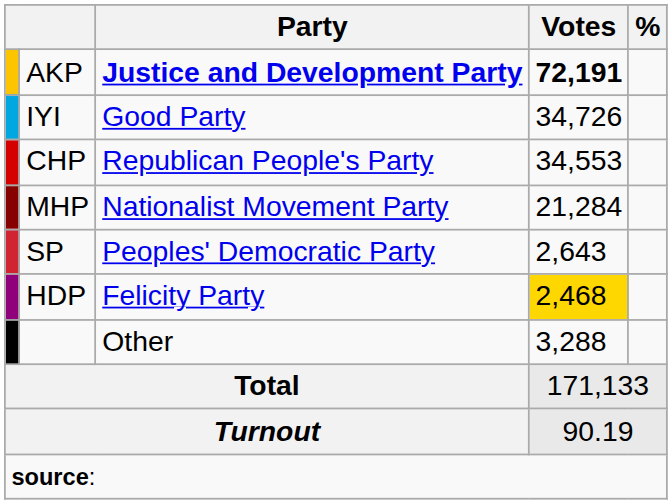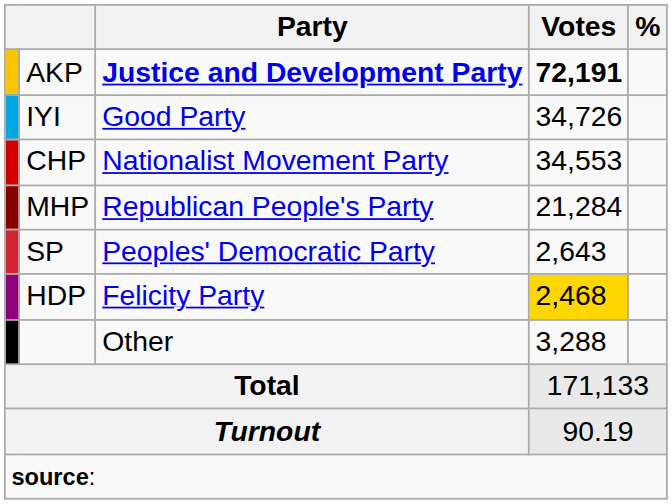(268, 161) Republican People's Party -> (275, 161) Nationalist Movement Party
(275, 206) Nationalist Movement Party -> (268, 206) Republican People's Party
